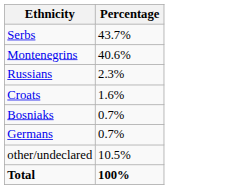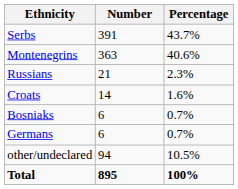+ column: (130, 14)
